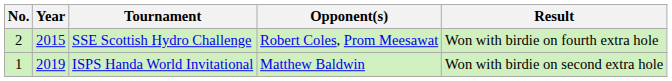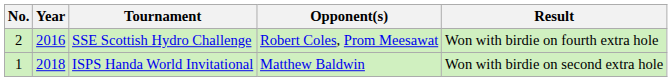(51, 40) 2015 -> (51, 40) 2016
(51, 64) 2019 -> (51, 64) 2018
